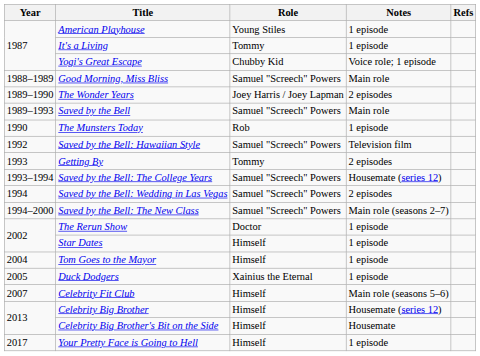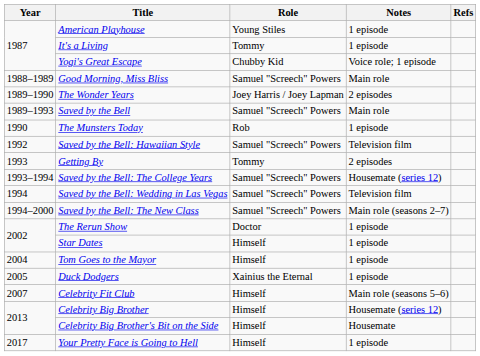(370, 194) 2 episodes -> (380, 194) Television film
